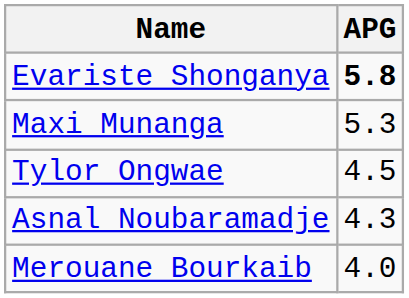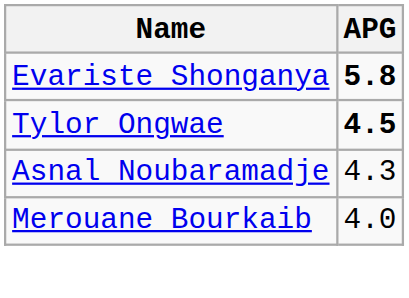- row: (118, 125)
(370, 173) normal -> (370, 125) bold
